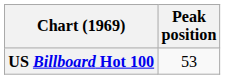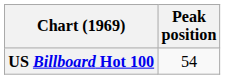(189, 61) 53 -> (189, 61) 54
